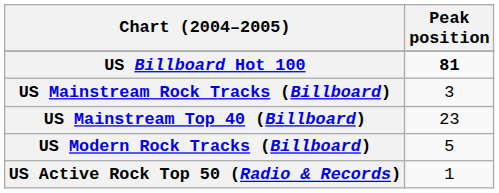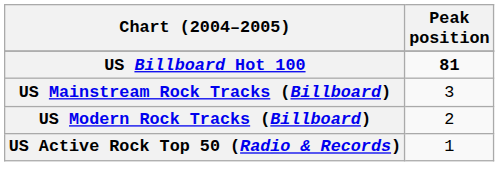- row: (205, 120)
(449, 147) 5 -> (449, 120) 2
